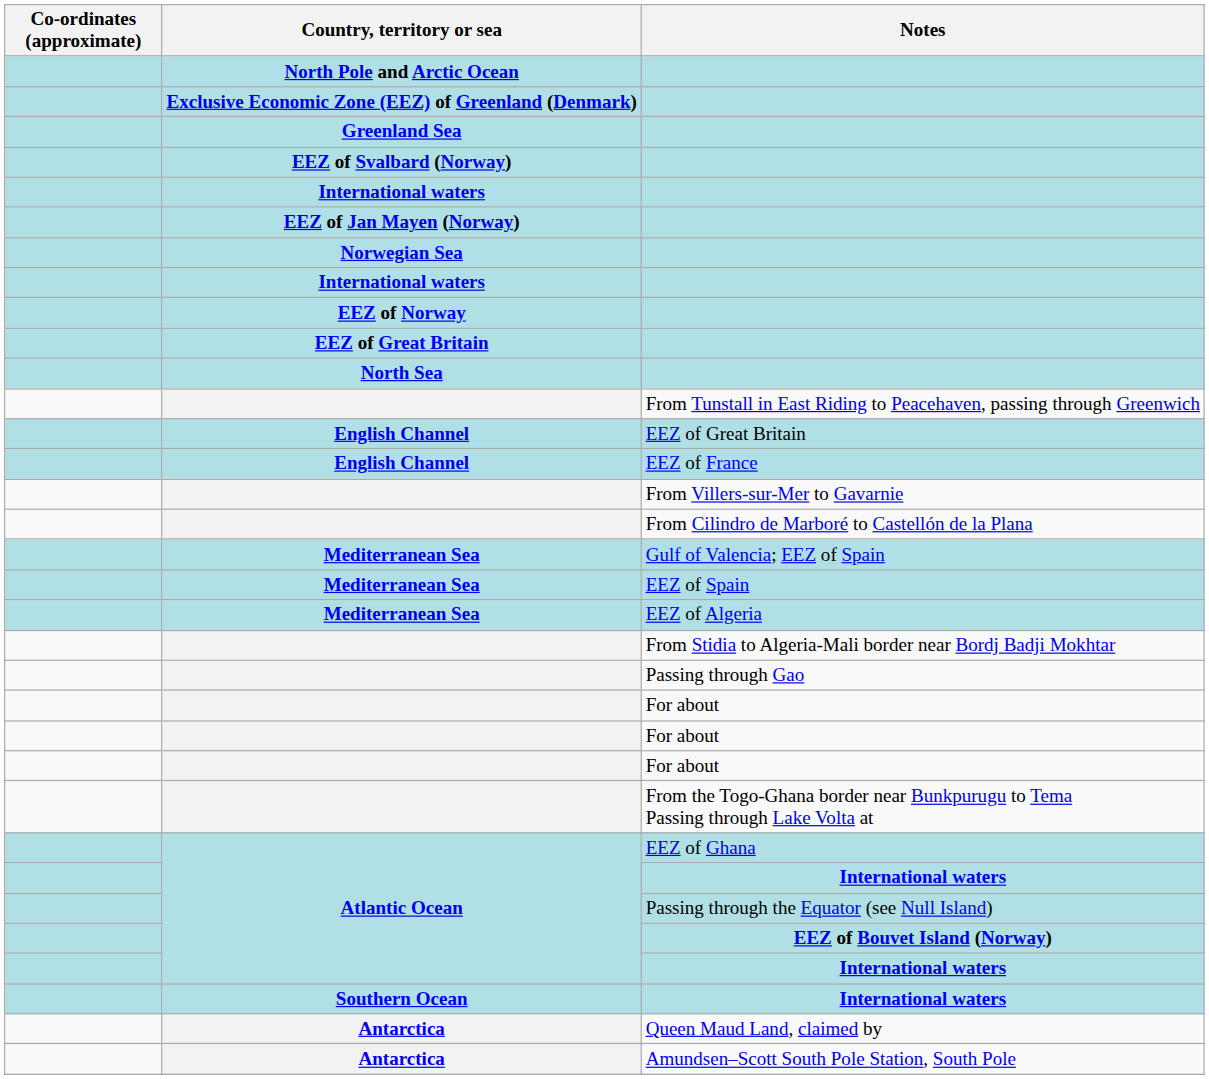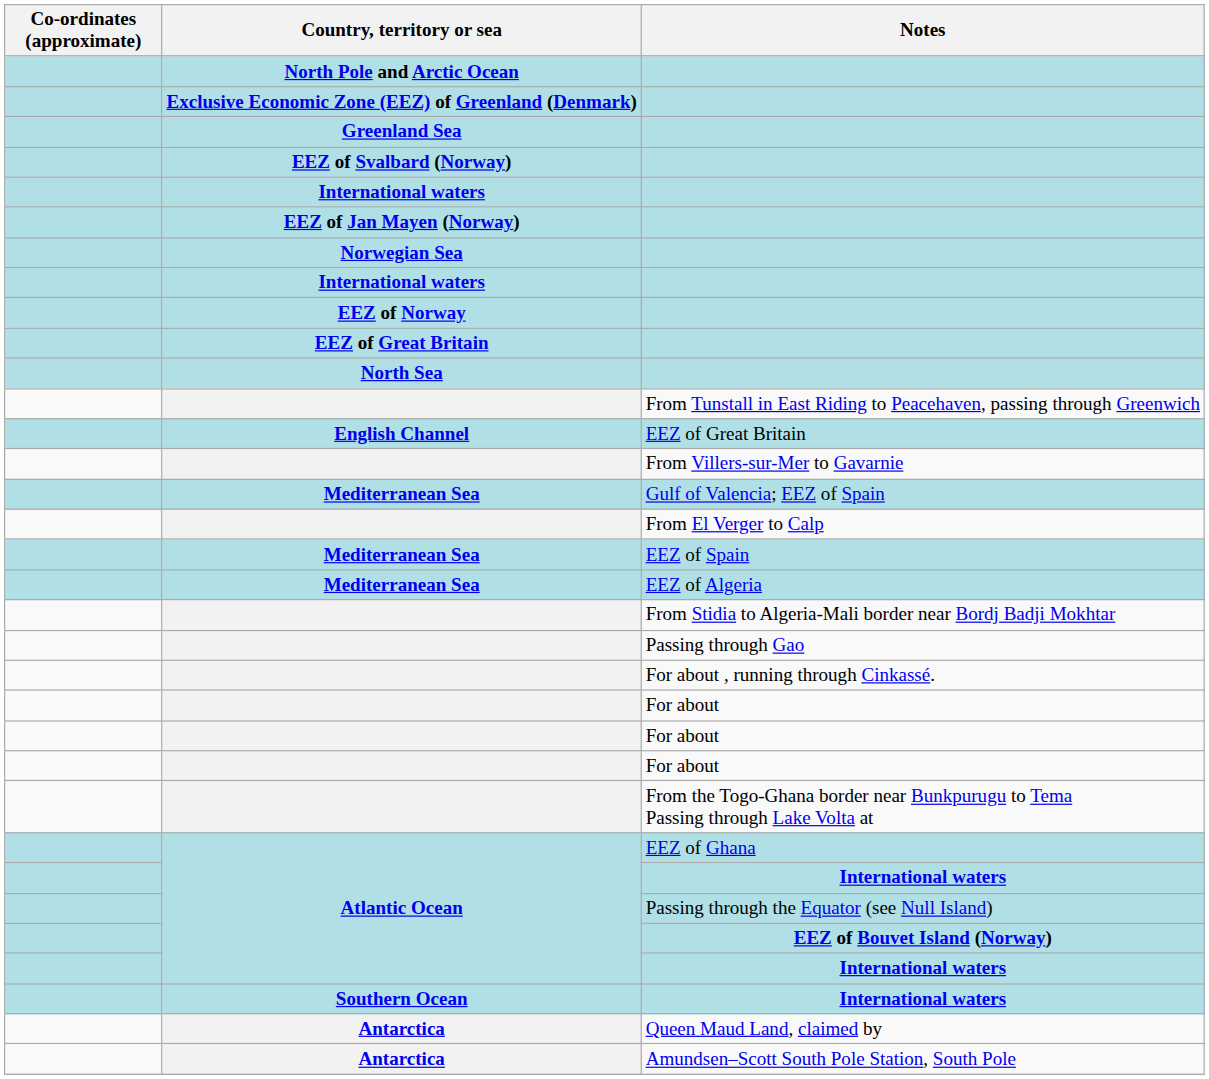- row: (402, 463)
- row: (402, 524)
+ row: (402, 524)
+ row: (402, 675)
